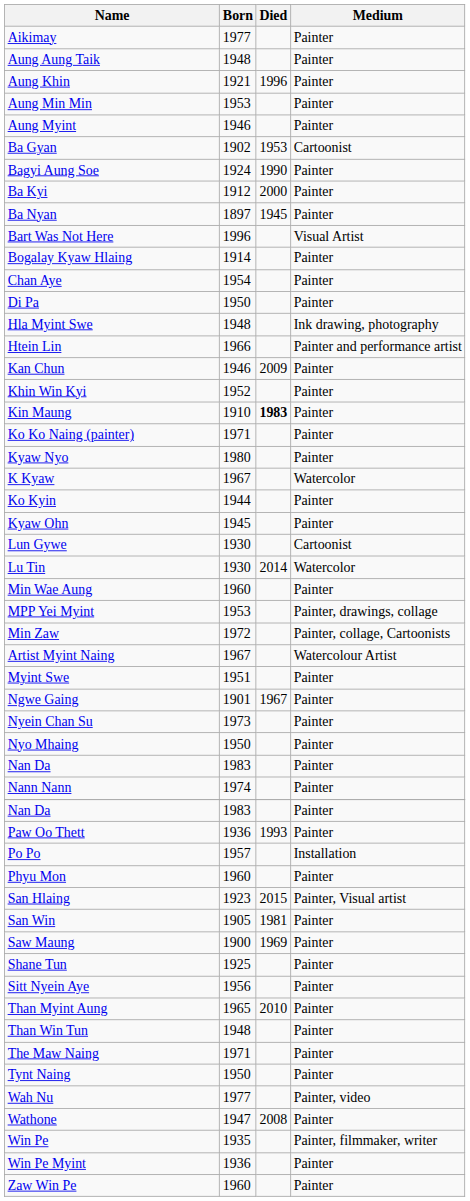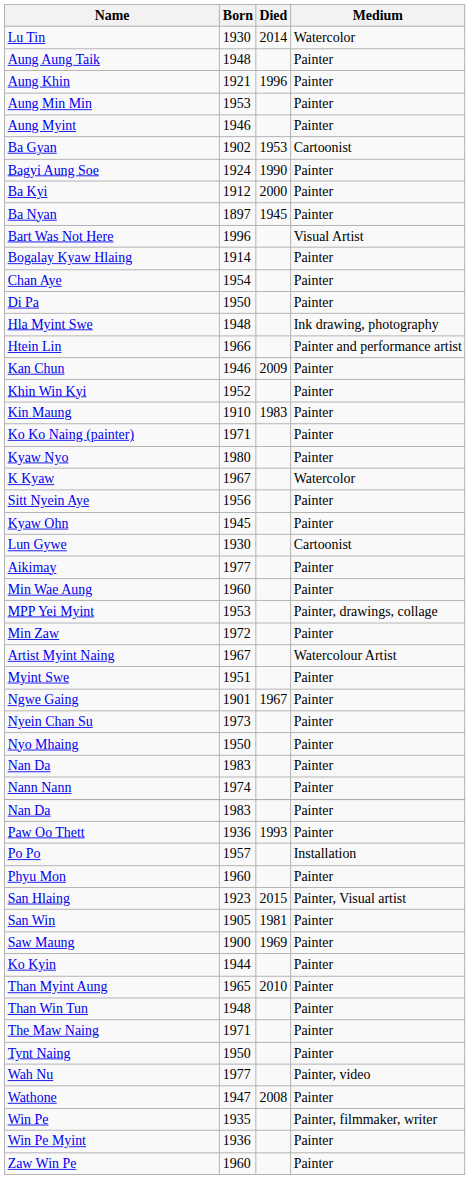rows swapped: (32, 37) <-> (26, 567)
(273, 412) bold -> (273, 412) normal
rows swapped: (32, 501) <-> (48, 986)
(372, 633) Painter, collage, Cartoonists -> (313, 633) Painter
- row: (37, 964)
